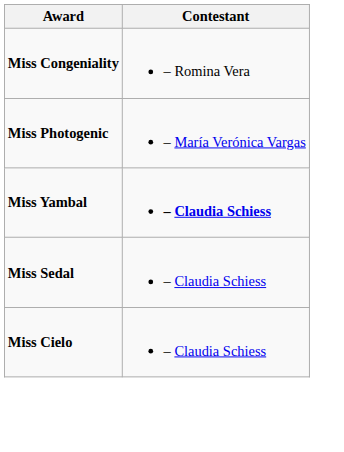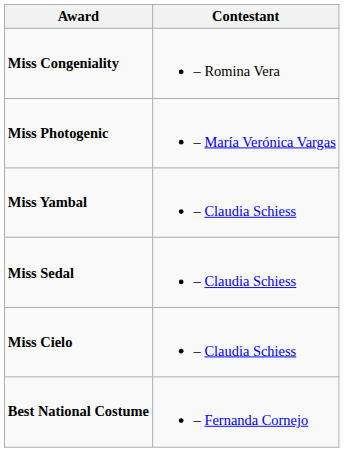(216, 211) bold -> (246, 211) normal
+ row: (78, 412)
